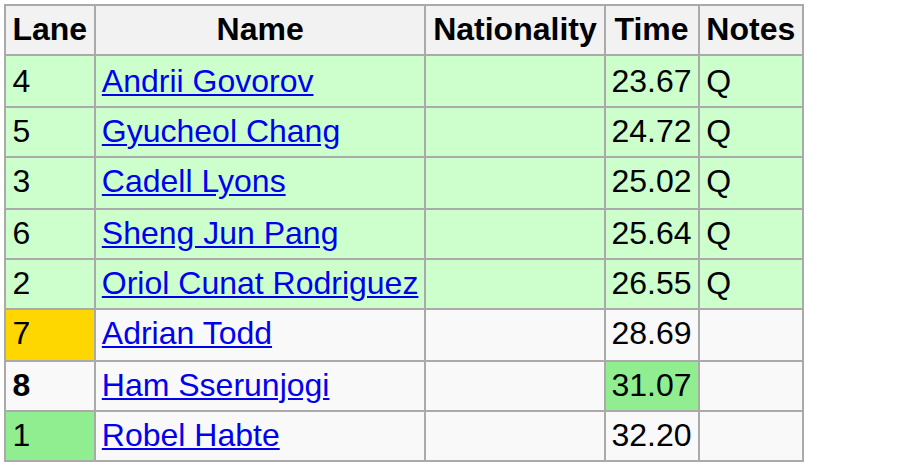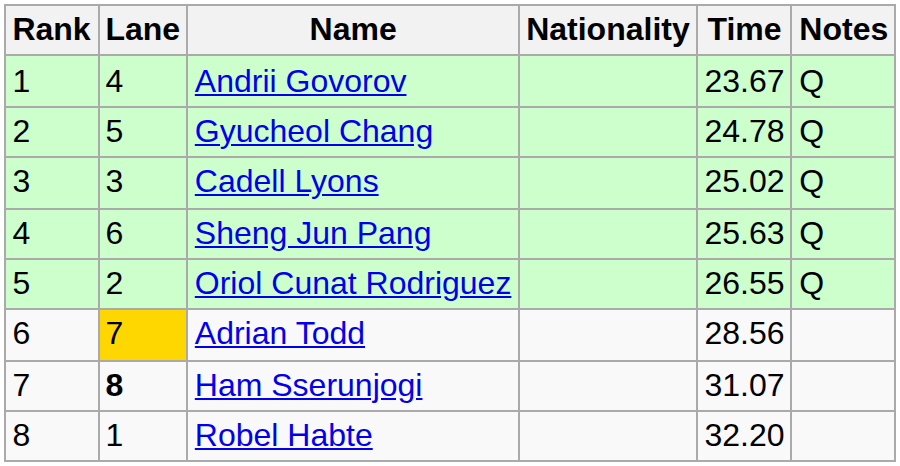+ column: (52, 29)
(652, 131) 24.72 -> (745, 131) 24.78
(652, 232) 25.64 -> (745, 232) 25.63
(652, 334) 28.69 -> (745, 334) 28.56
(652, 385) lightgreen background -> (745, 385) no background
(21, 435) lightgreen background -> (114, 435) no background
